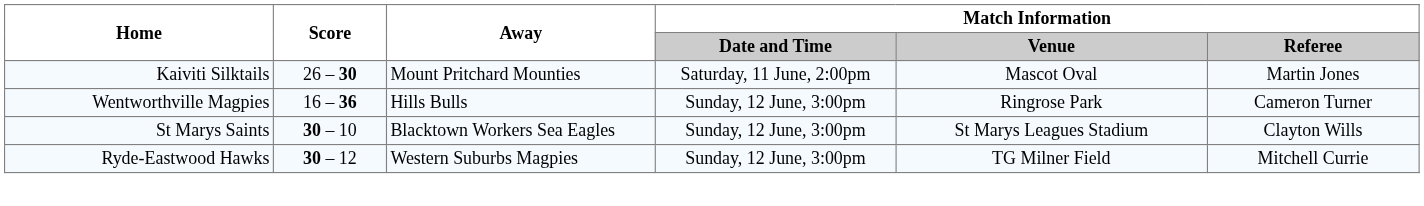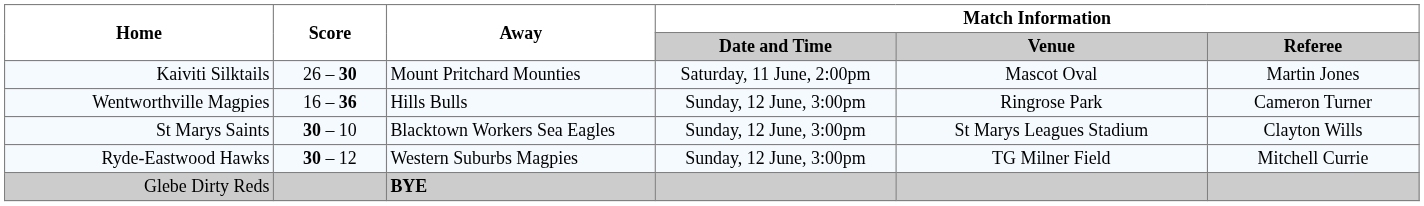+ row: (207, 186)
